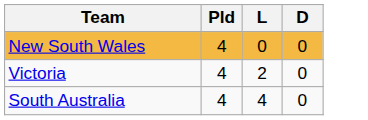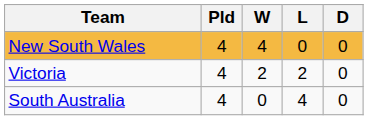+ column: (262, 18)
